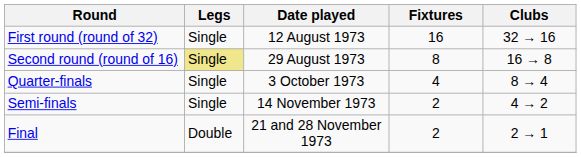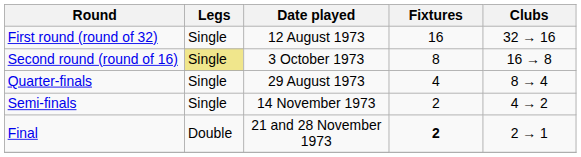(316, 59) 29 August 1973 -> (316, 59) 3 October 1973
(316, 81) 3 October 1973 -> (316, 81) 29 August 1973
(436, 133) normal -> (436, 133) bold
